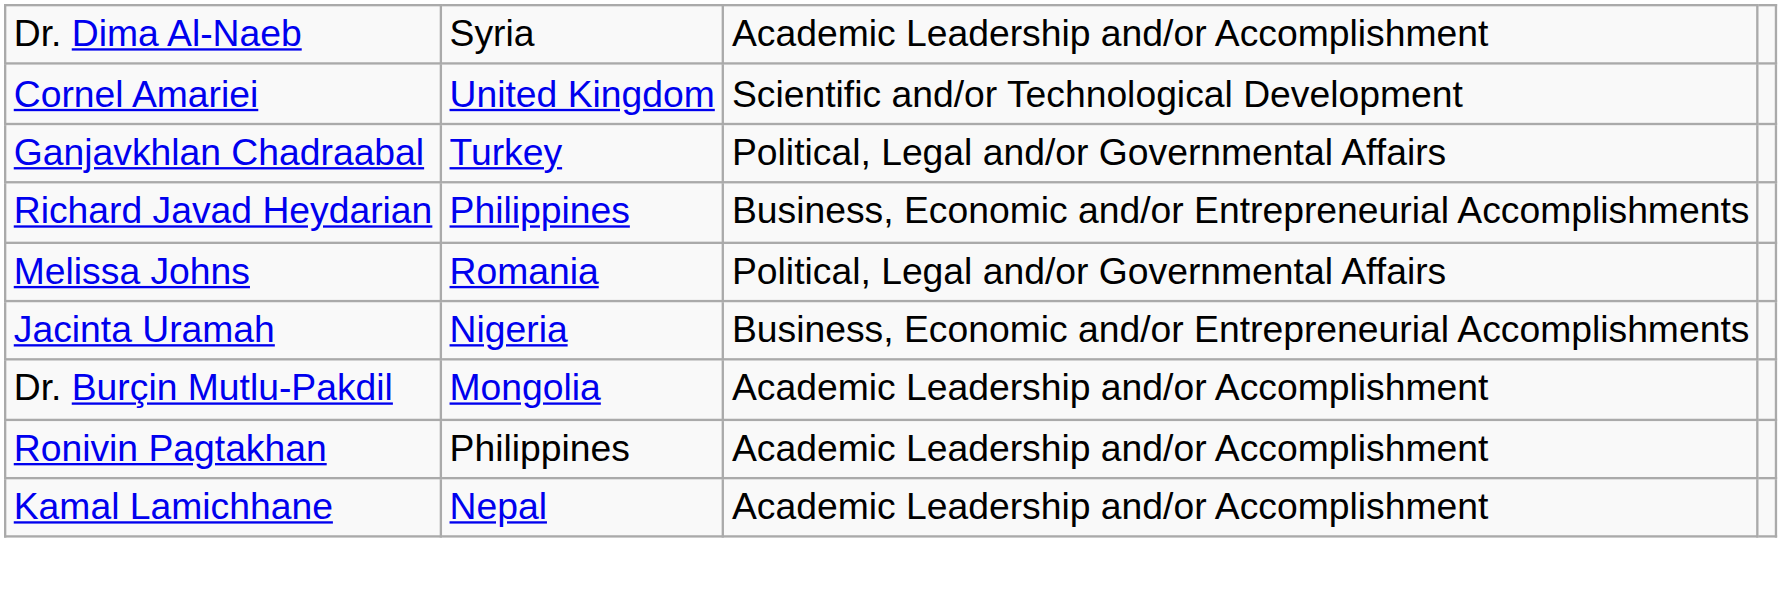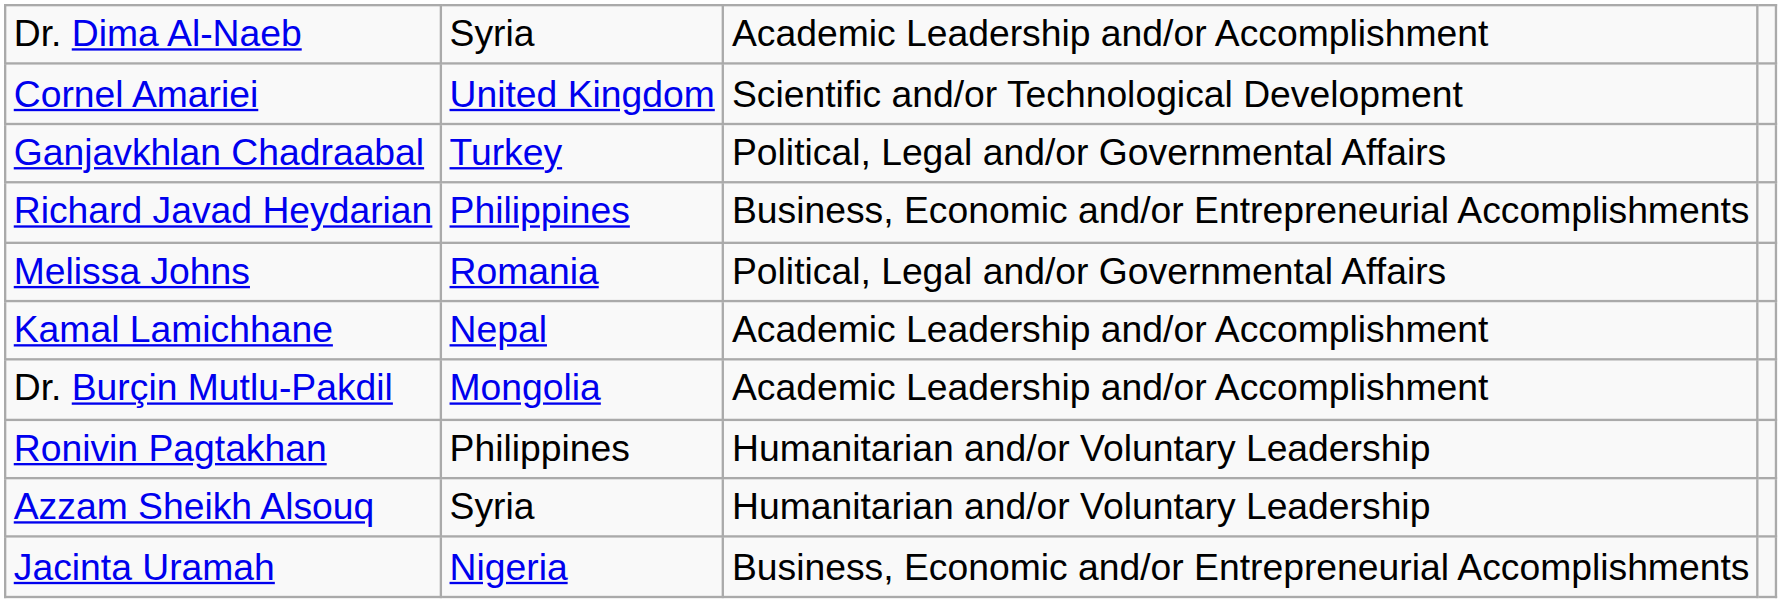rows swapped: (173, 507) <-> (144, 329)
(1110, 447) Academic Leadership and/or Accomplishment -> (1081, 447) Humanitarian and/or Voluntary Leadership
+ row: (194, 507)
